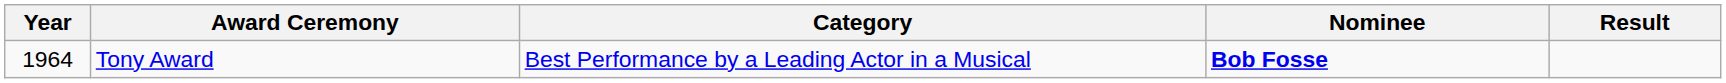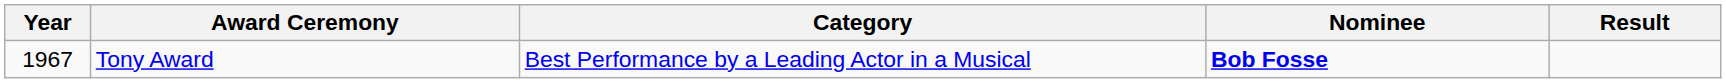(48, 58) 1964 -> (48, 58) 1967
